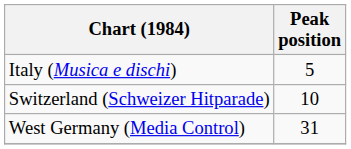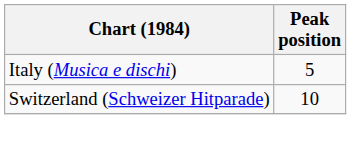- row: (127, 128)
